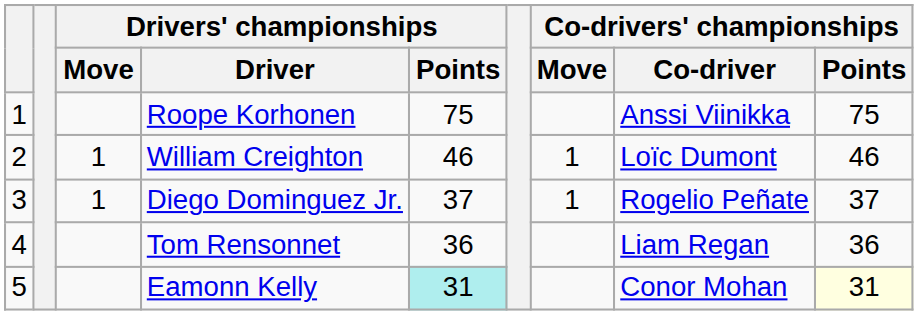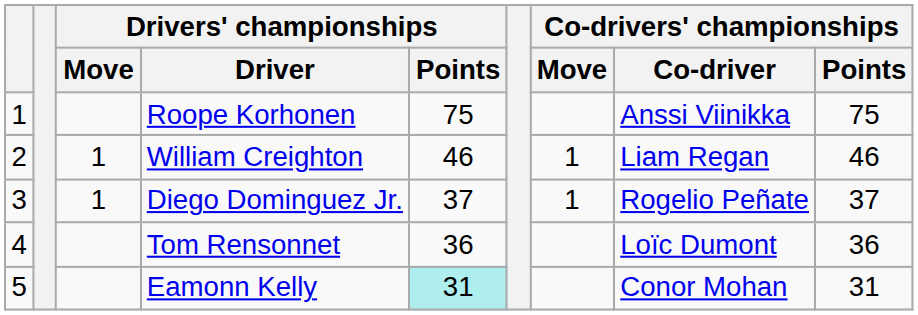(698, 157) Loïc Dumont -> (695, 157) Liam Regan
(695, 244) Liam Regan -> (698, 244) Loïc Dumont
(864, 287) lightyellow background -> (864, 287) no background
